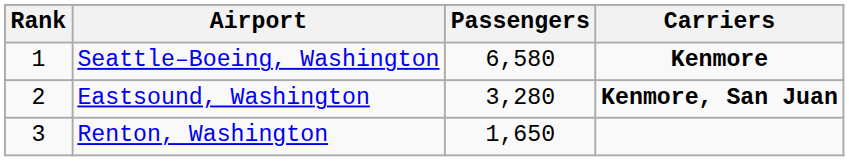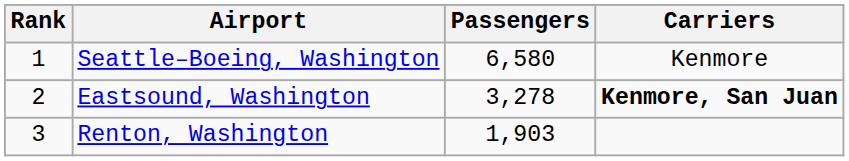(719, 62) bold -> (719, 62) normal
(520, 99) 3,280 -> (520, 99) 3,278
(520, 136) 1,650 -> (520, 136) 1,903
